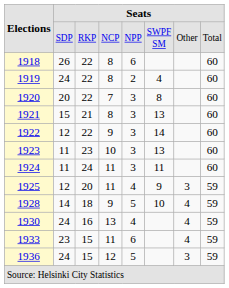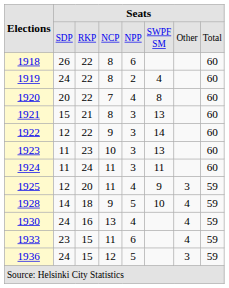(133, 97) 3 -> (133, 97) 4
